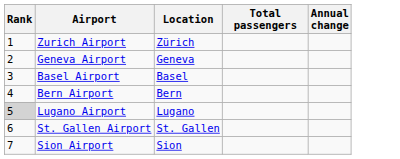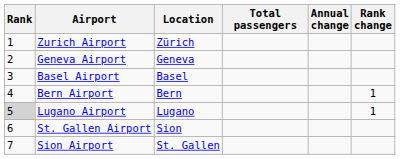+ column: (373, 19)
(188, 128) St. Gallen -> (169, 128) Sion
(169, 145) Sion -> (188, 145) St. Gallen
